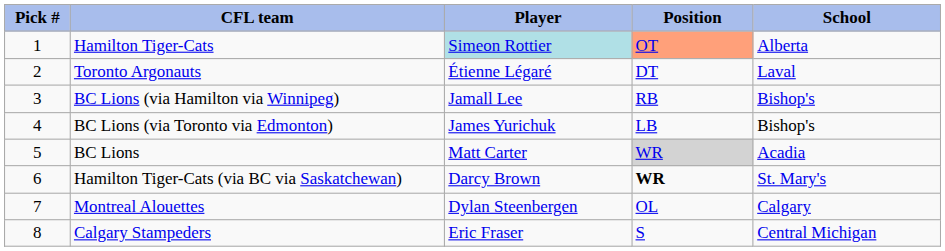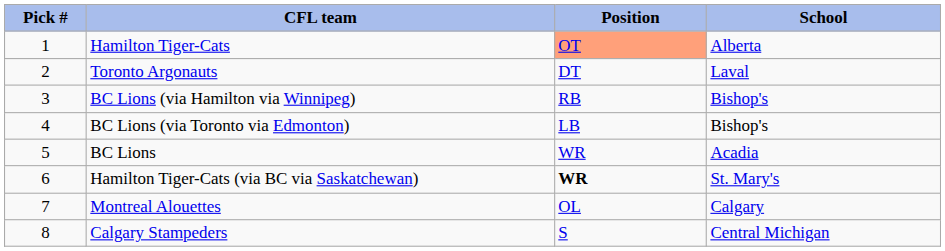- column: (538, 17)
(649, 152) lightgrey background -> (572, 152) no background
